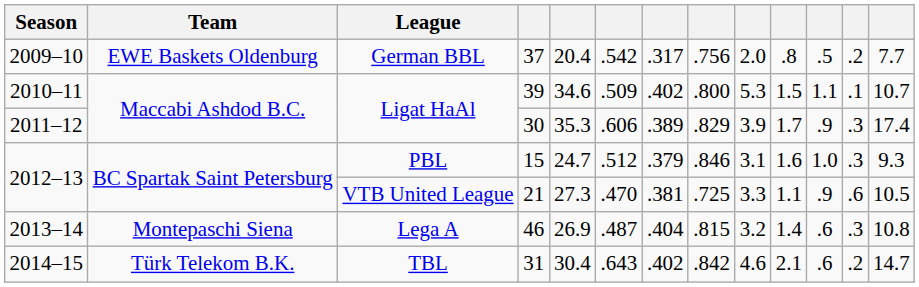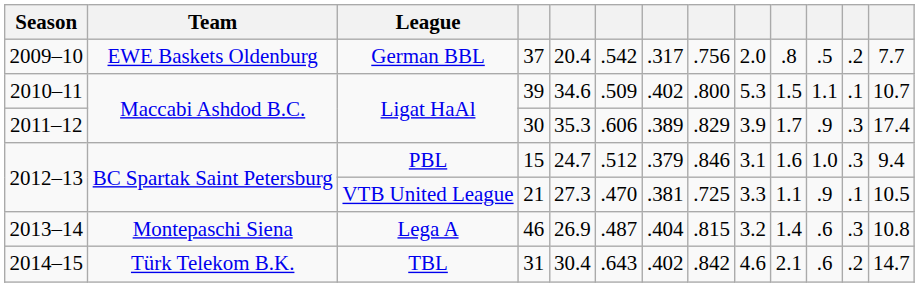(891, 160) 9.3 -> (891, 160) 9.4
(855, 194) .6 -> (855, 194) .1
